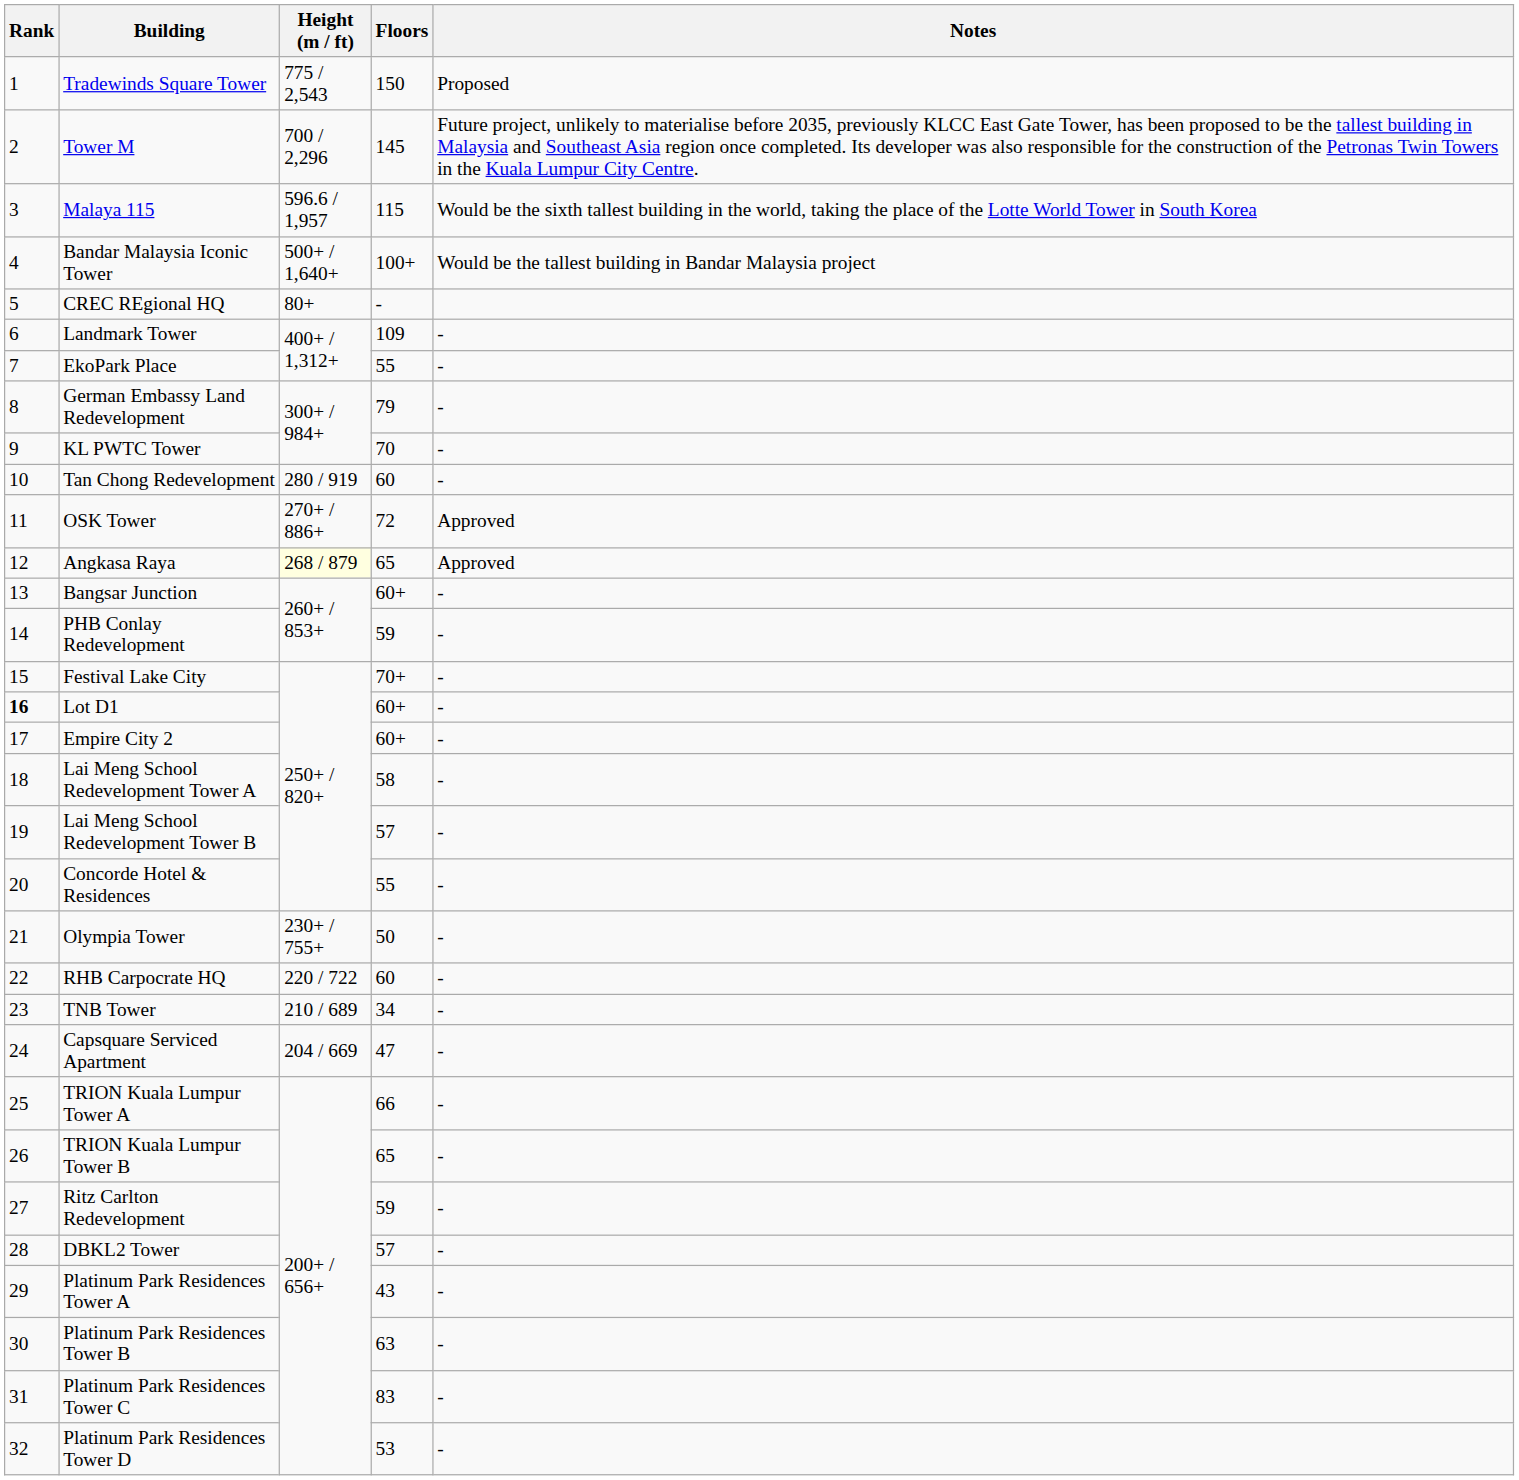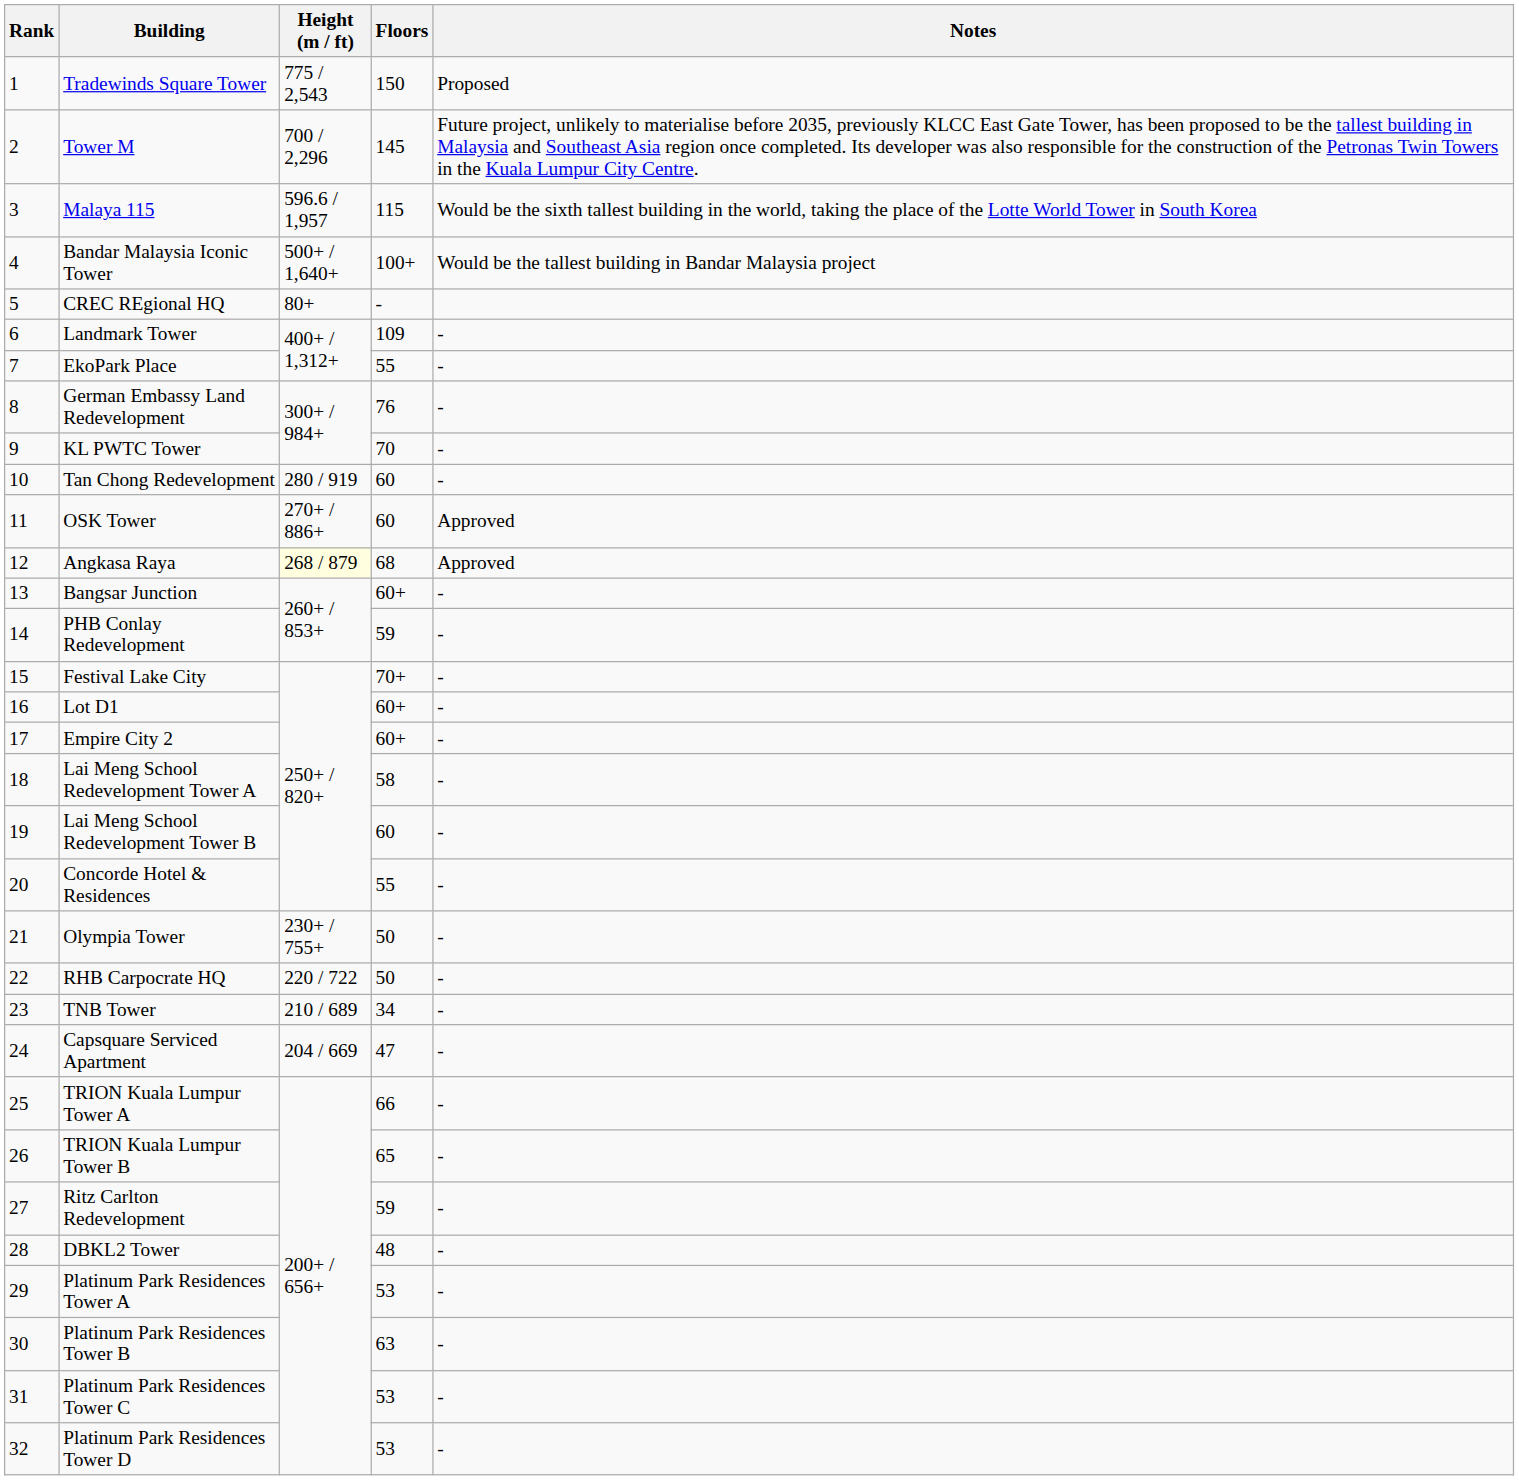(385, 407) 79 -> (385, 407) 76
(385, 520) 72 -> (385, 520) 60
(385, 562) 65 -> (385, 562) 68
(19, 707) bold -> (19, 707) normal
(385, 831) 57 -> (385, 831) 60
(385, 978) 60 -> (385, 978) 50
(385, 1249) 57 -> (385, 1249) 48
(385, 1291) 43 -> (385, 1291) 53
(385, 1396) 83 -> (385, 1396) 53
